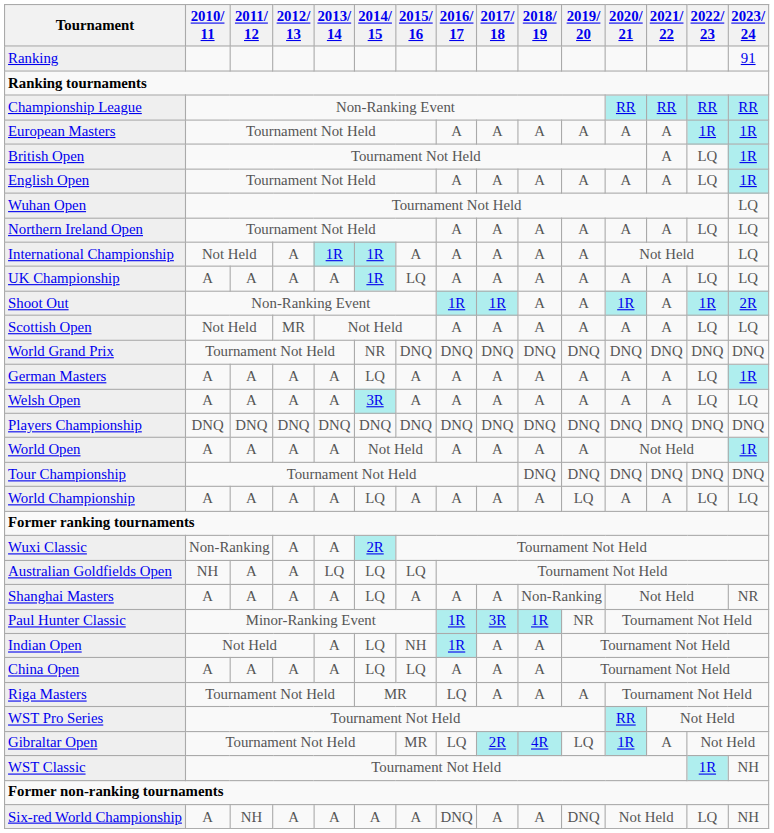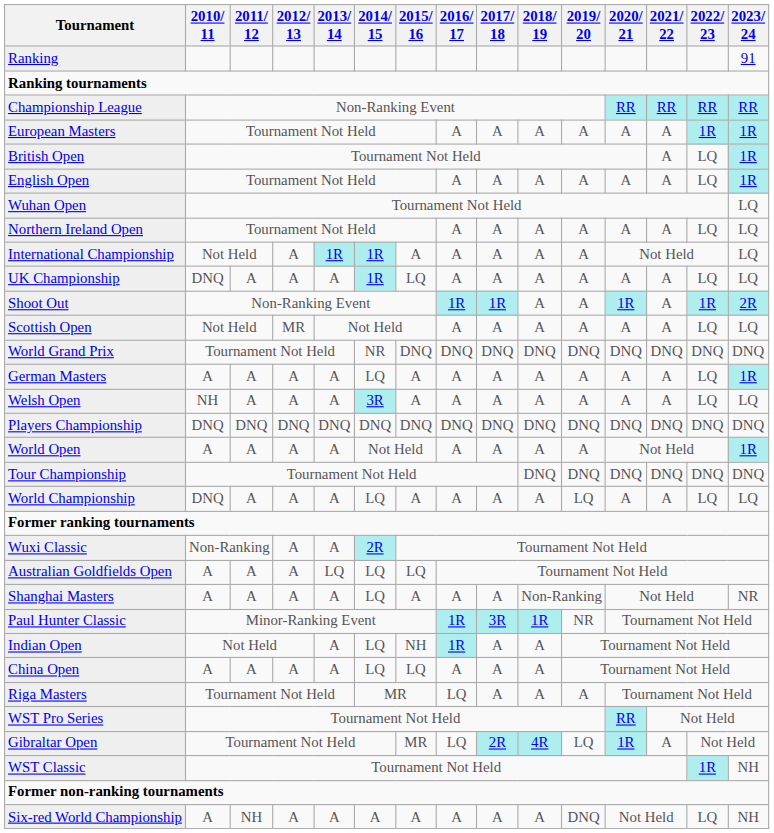(208, 278) A -> (208, 278) DNQ
(208, 400) A -> (208, 400) NH
(208, 498) A -> (208, 498) DNQ
(208, 571) NH -> (208, 571) A
(457, 816) DNQ -> (457, 816) A
